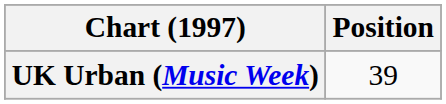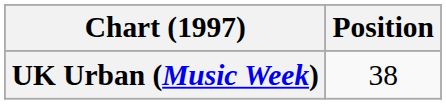(383, 74) 39 -> (383, 74) 38
